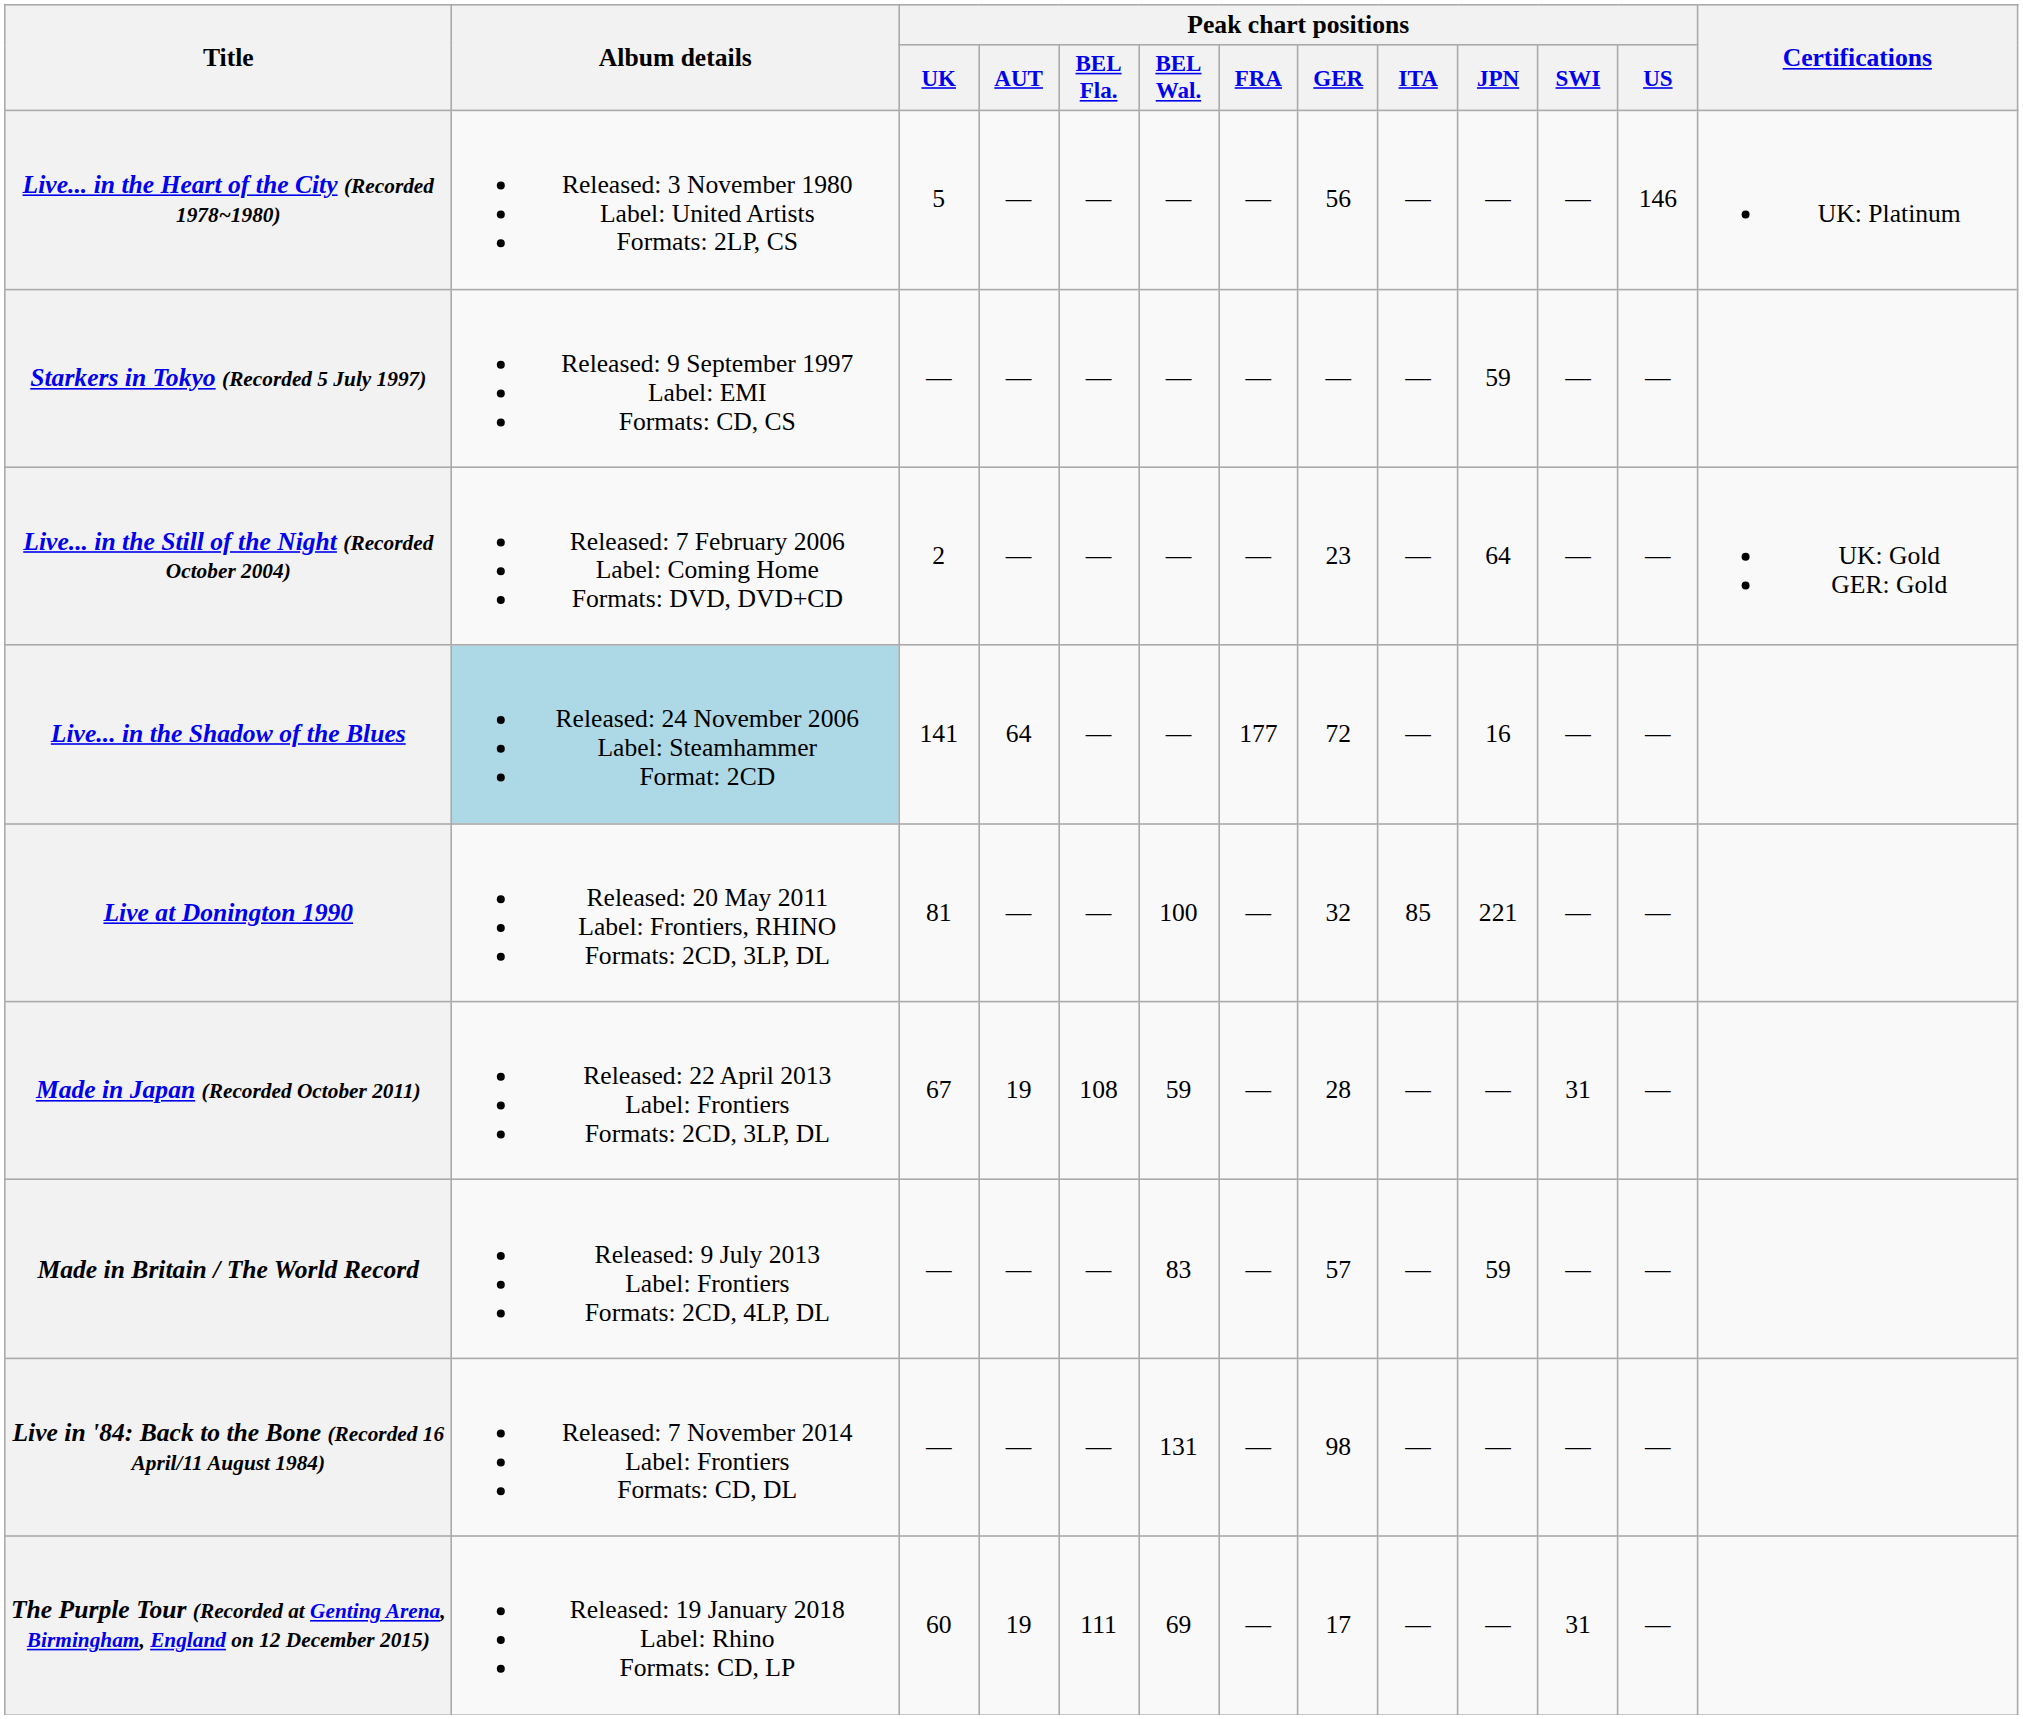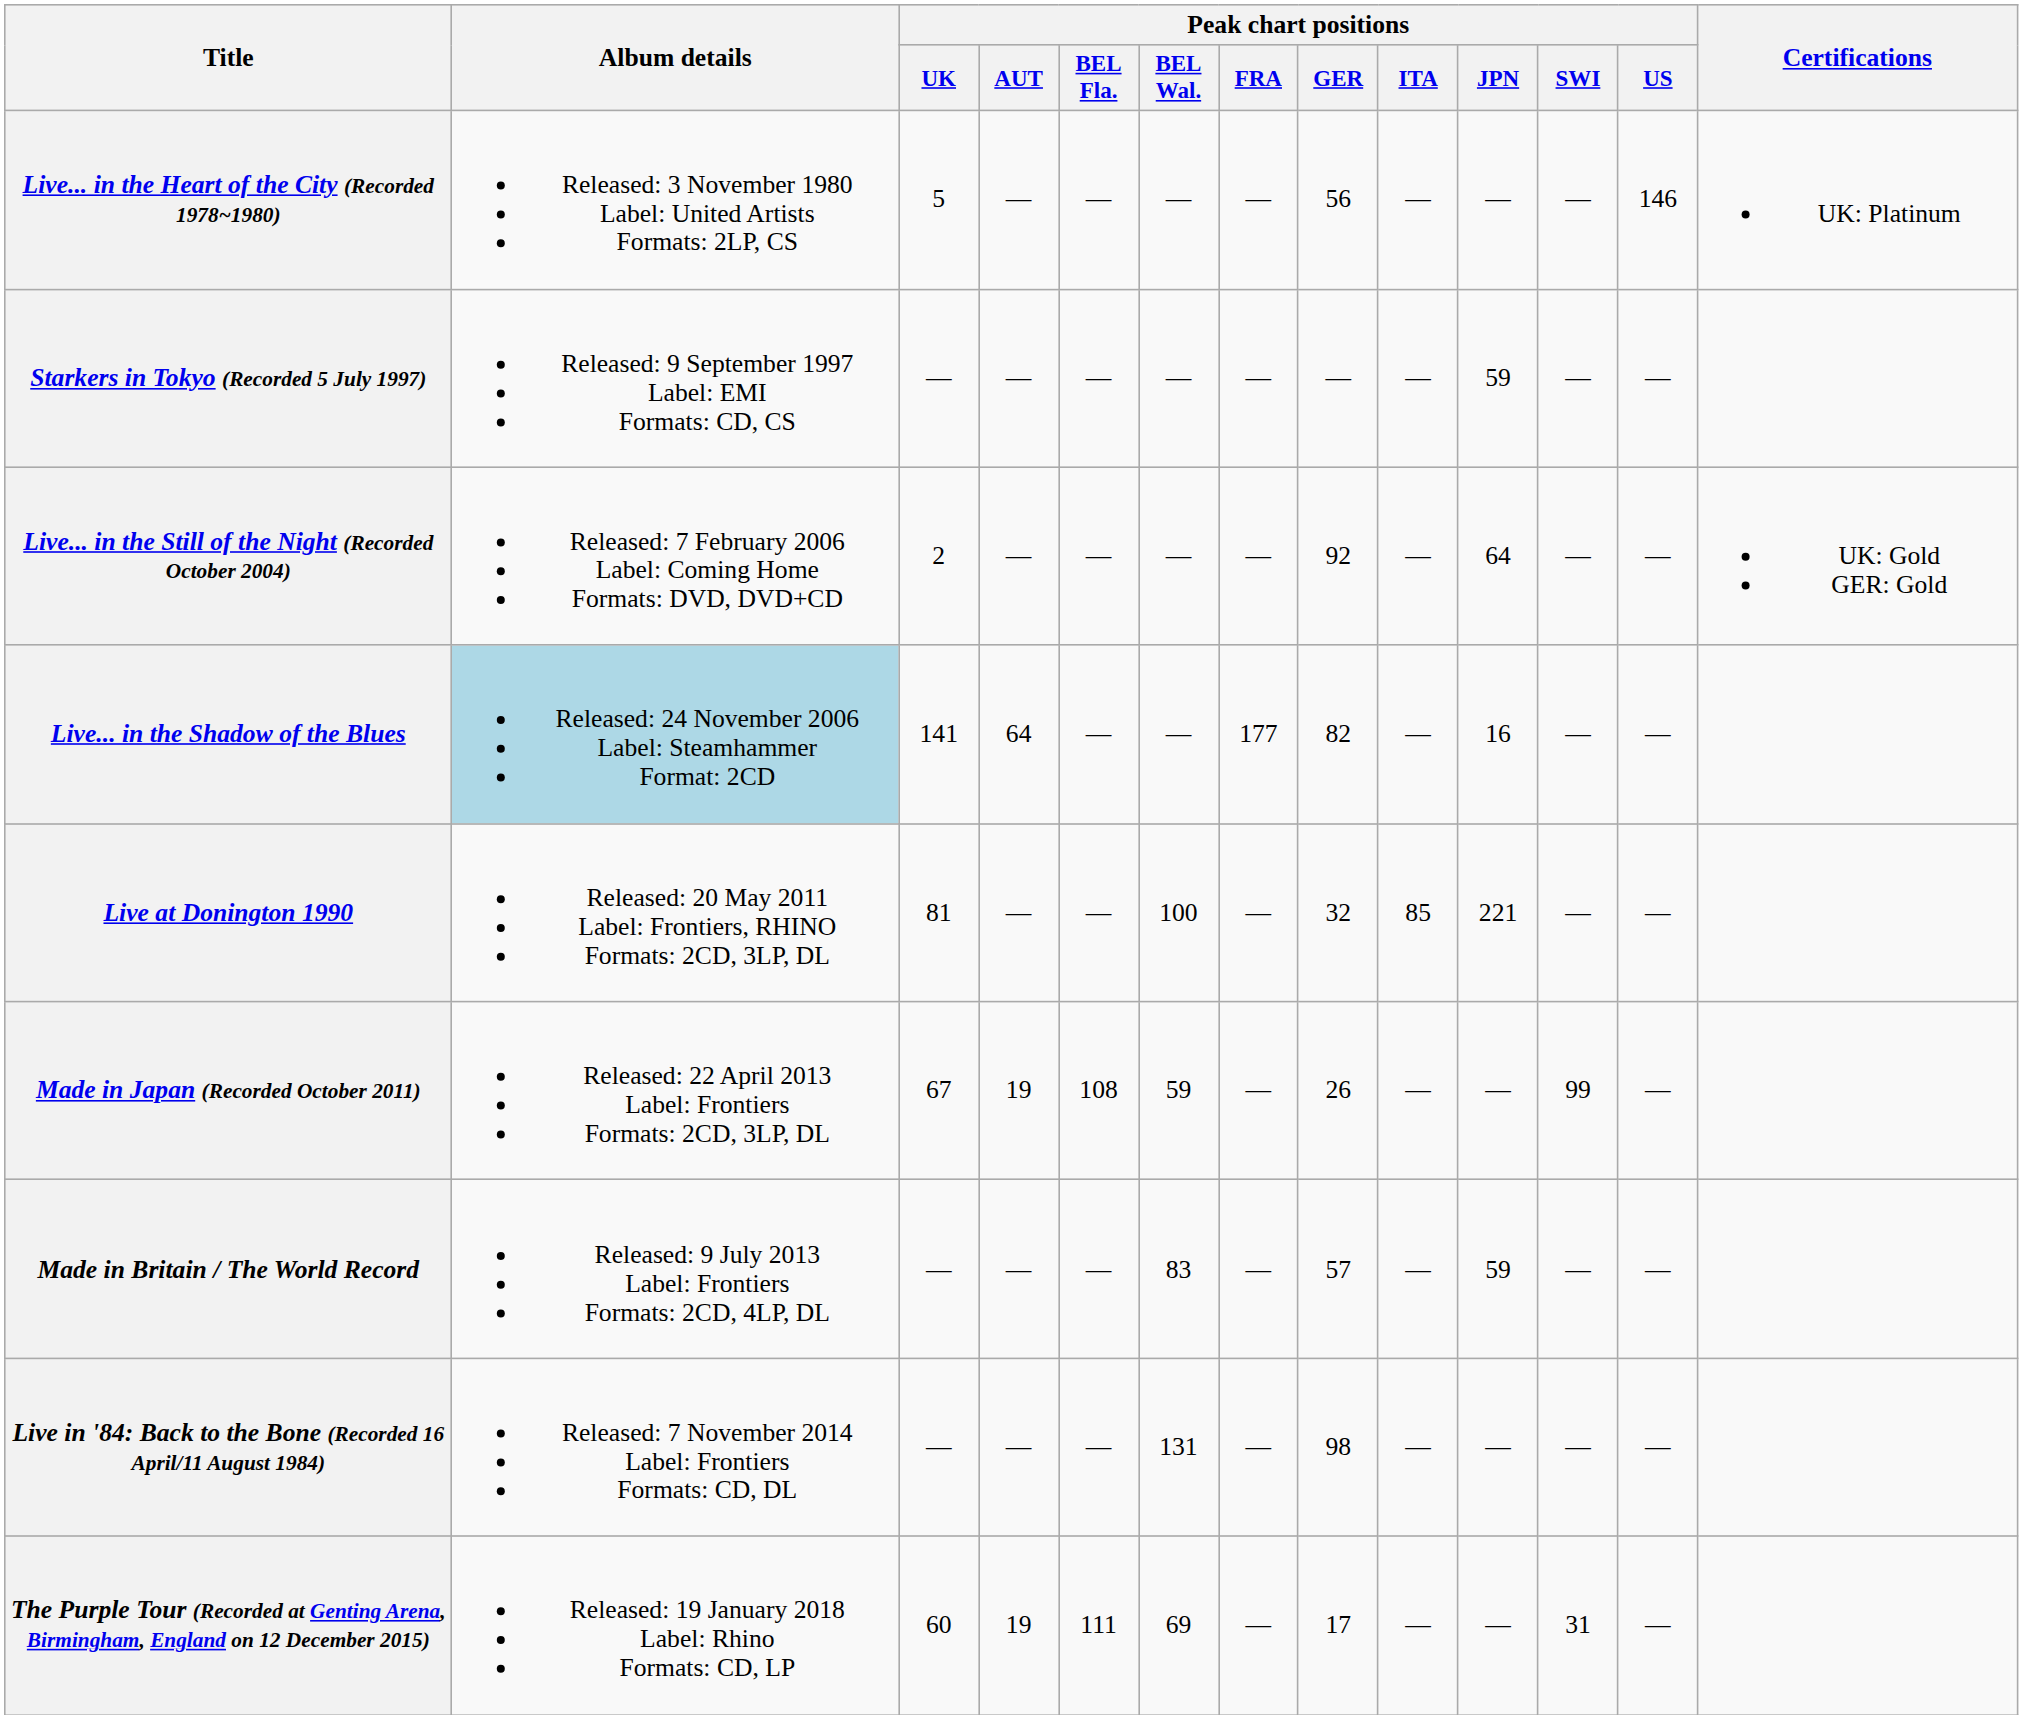(1338, 555) 23 -> (1338, 555) 92
(1338, 734) 72 -> (1338, 734) 82
(1338, 1090) 28 -> (1338, 1090) 26
(1578, 1090) 31 -> (1578, 1090) 99
